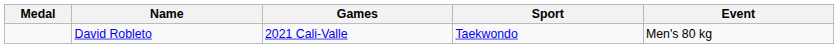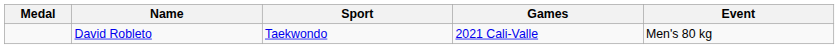columns swapped: (357, 14) <-> (548, 14)
